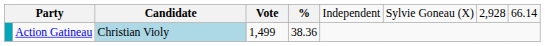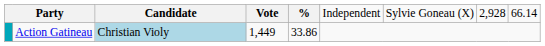(262, 32) 1,499 -> (262, 32) 1,449
(304, 32) 38.36 -> (304, 32) 33.86
